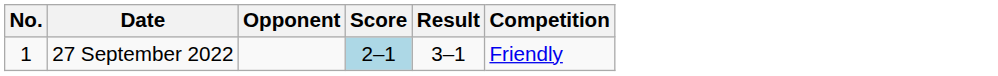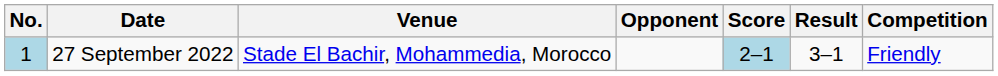+ column: (427, 20)
(26, 53) no background -> (26, 53) lightblue background
